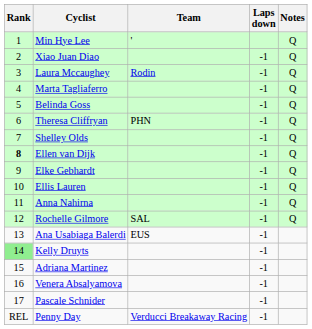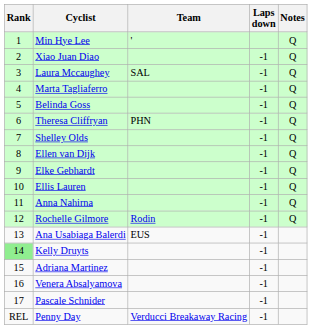(143, 72) Rodin -> (140, 72) SAL
(19, 154) bold -> (19, 154) normal
(140, 219) SAL -> (143, 219) Rodin
